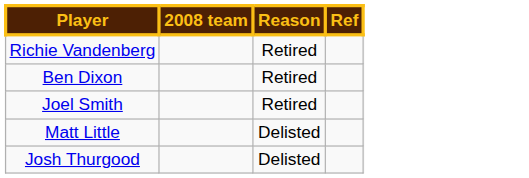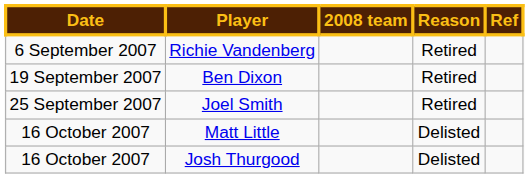+ column: (85, 20)
